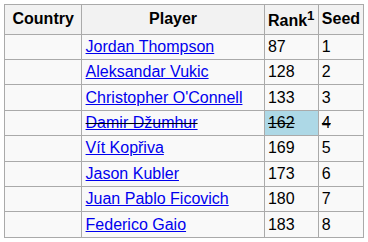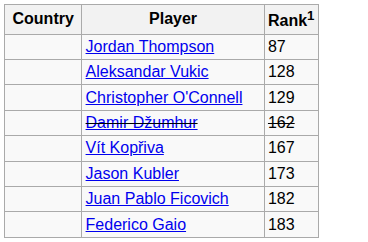- column: (341, 19)
(281, 97) 133 -> (281, 97) 129
(281, 123) lightblue background -> (281, 123) no background
(281, 148) 169 -> (281, 148) 167
(281, 199) 180 -> (281, 199) 182
